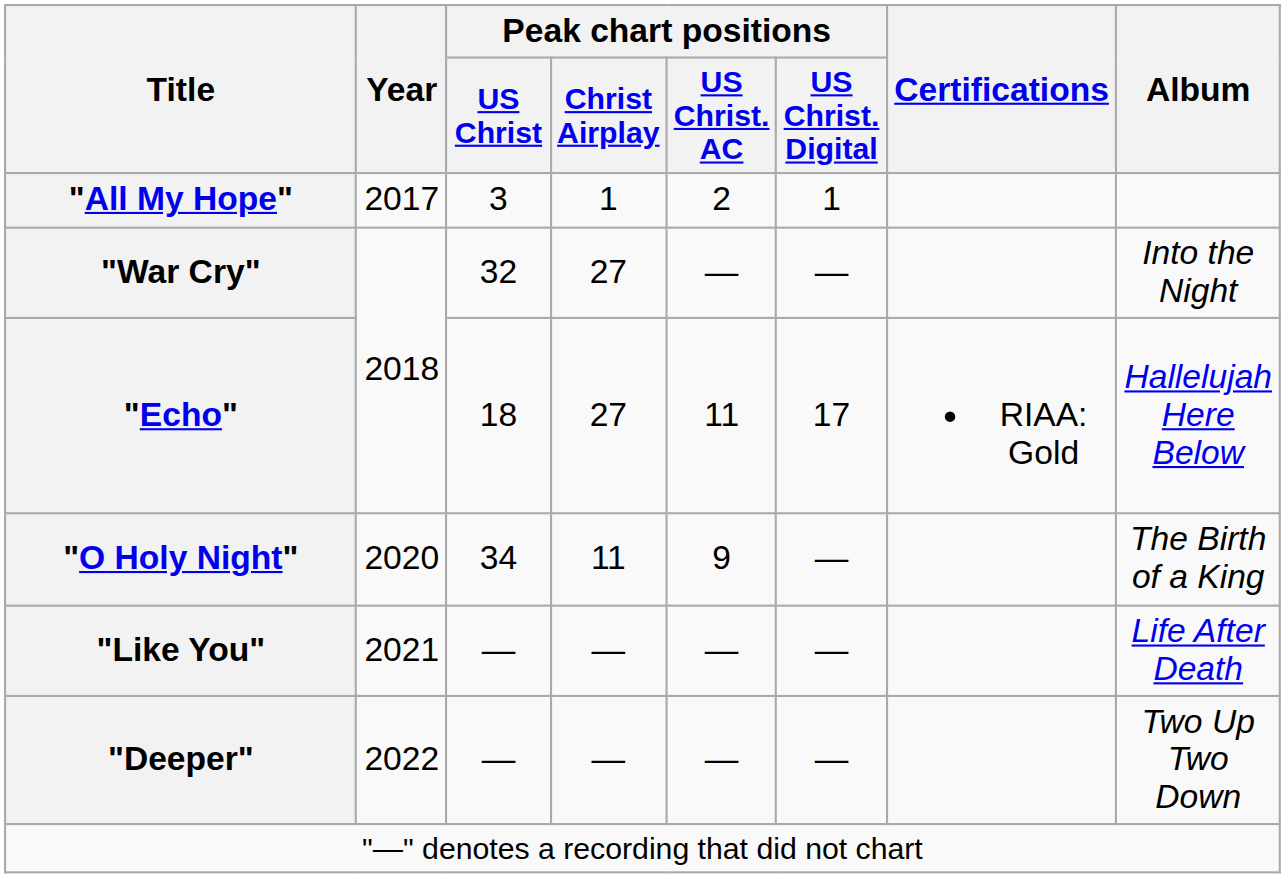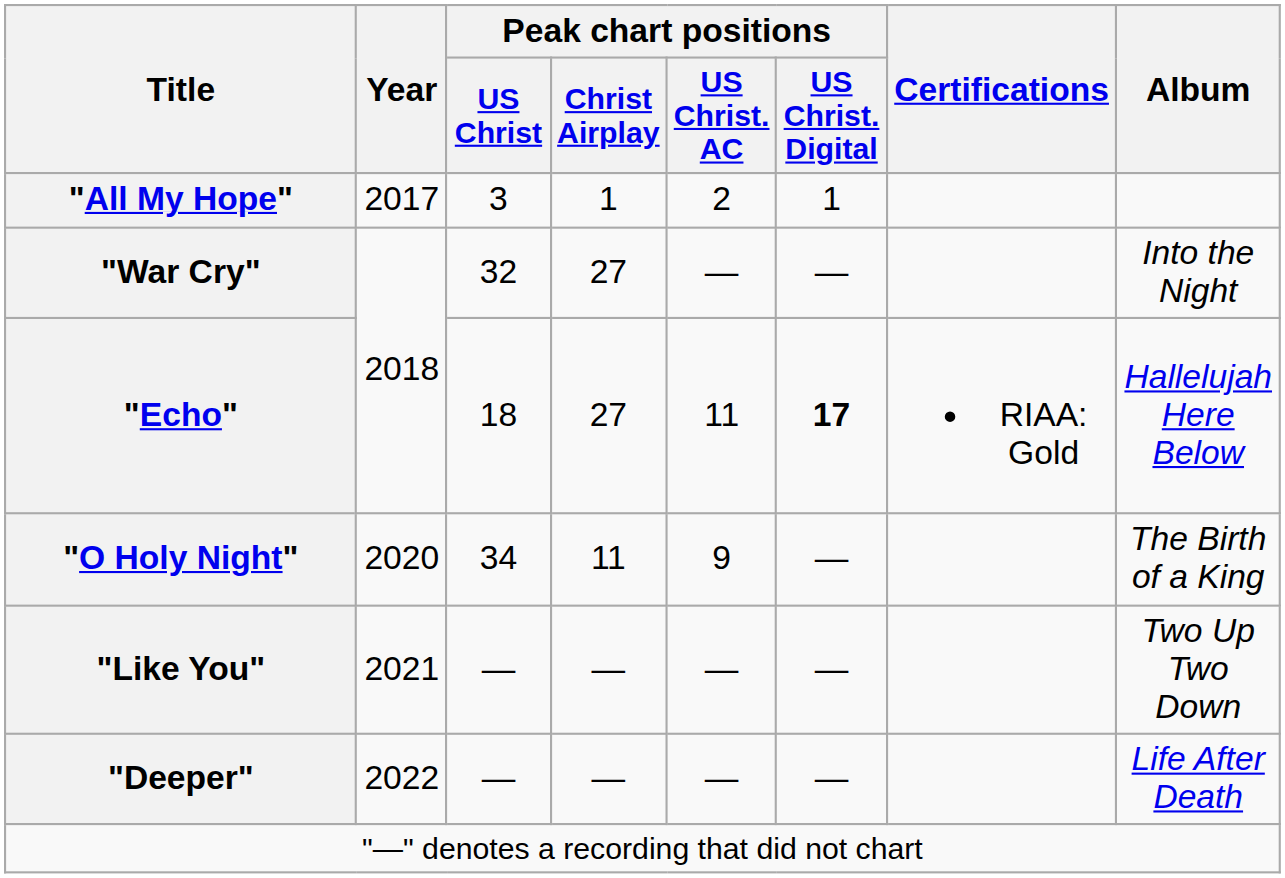(832, 415) normal -> (832, 415) bold
(1198, 649) Life After Death -> (1198, 668) Two Up Two Down
(1198, 759) Two Up Two Down -> (1198, 778) Life After Death
